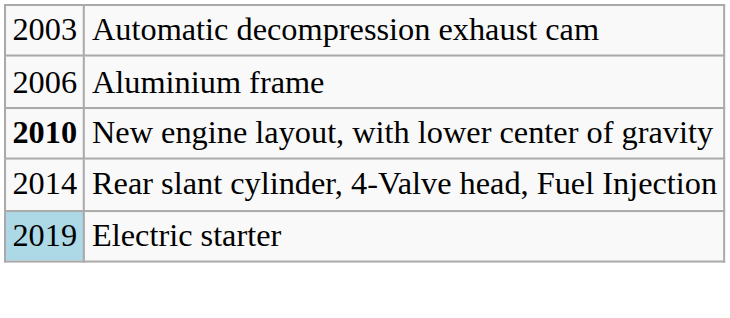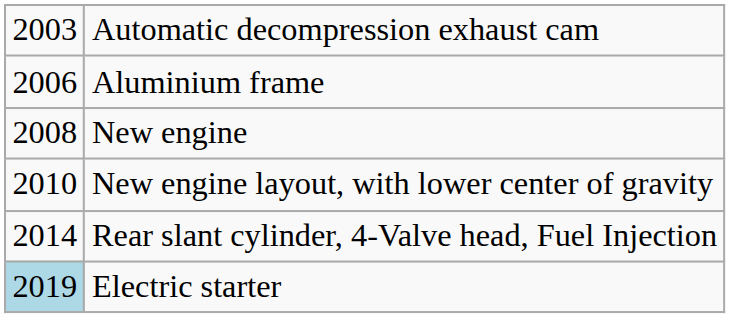+ row: (170, 132)
(45, 132) bold -> (45, 183) normal
